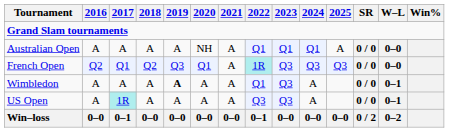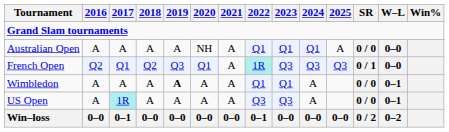(366, 65) 0 / 0 -> (366, 65) 0 / 1
(286, 83) Q3 -> (286, 83) Q1
